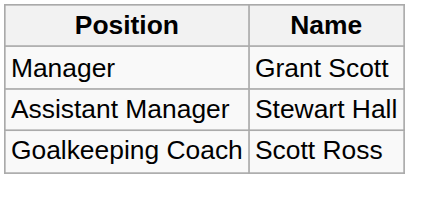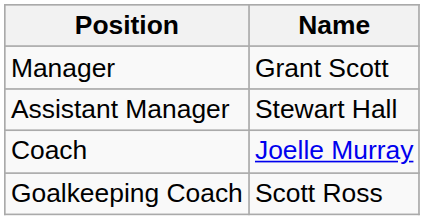+ row: (49, 151)
